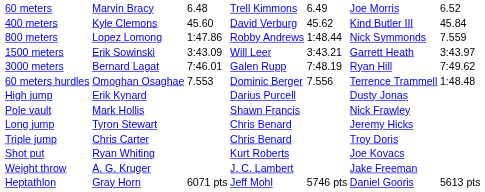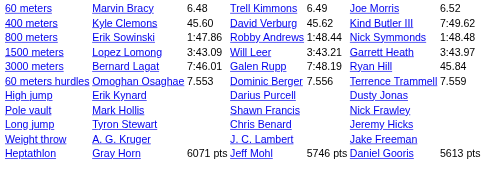(453, 23) 45.84 -> (458, 23) 7:49.62
(127, 38) Lopez Lomong -> (124, 38) Erik Sowinski
(453, 38) 7.559 -> (458, 38) 1:48.48
(124, 52) Erik Sowinski -> (127, 52) Lopez Lomong
(458, 67) 7:49.62 -> (453, 67) 45.84
(458, 81) 1:48.48 -> (453, 81) 7.559
- row: (31, 139)
- row: (25, 154)
